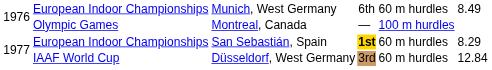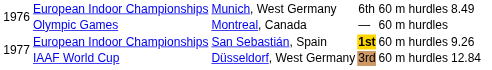(417, 25) 100 m hurdles -> (413, 25) 60 m hurdles
(469, 42) 8.29 -> (463, 42) 9.26
